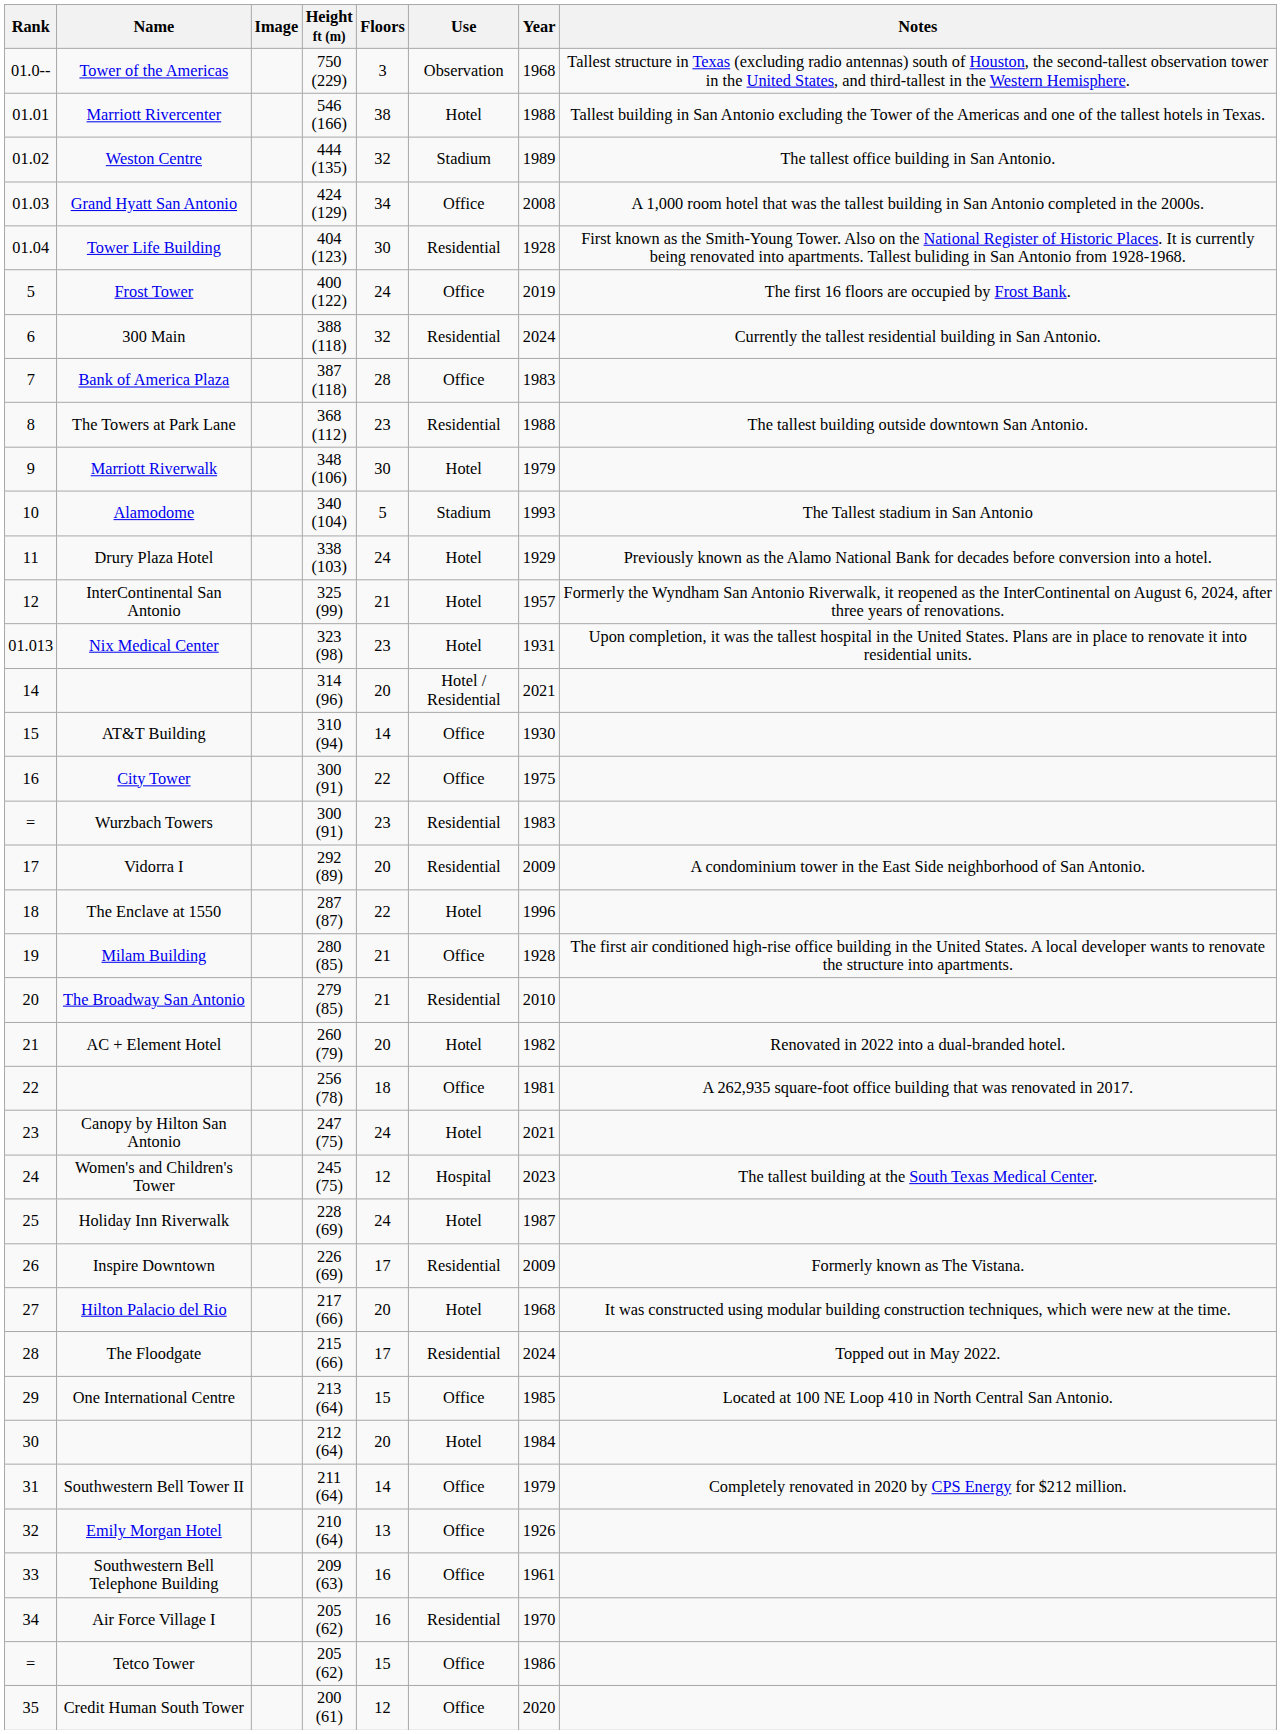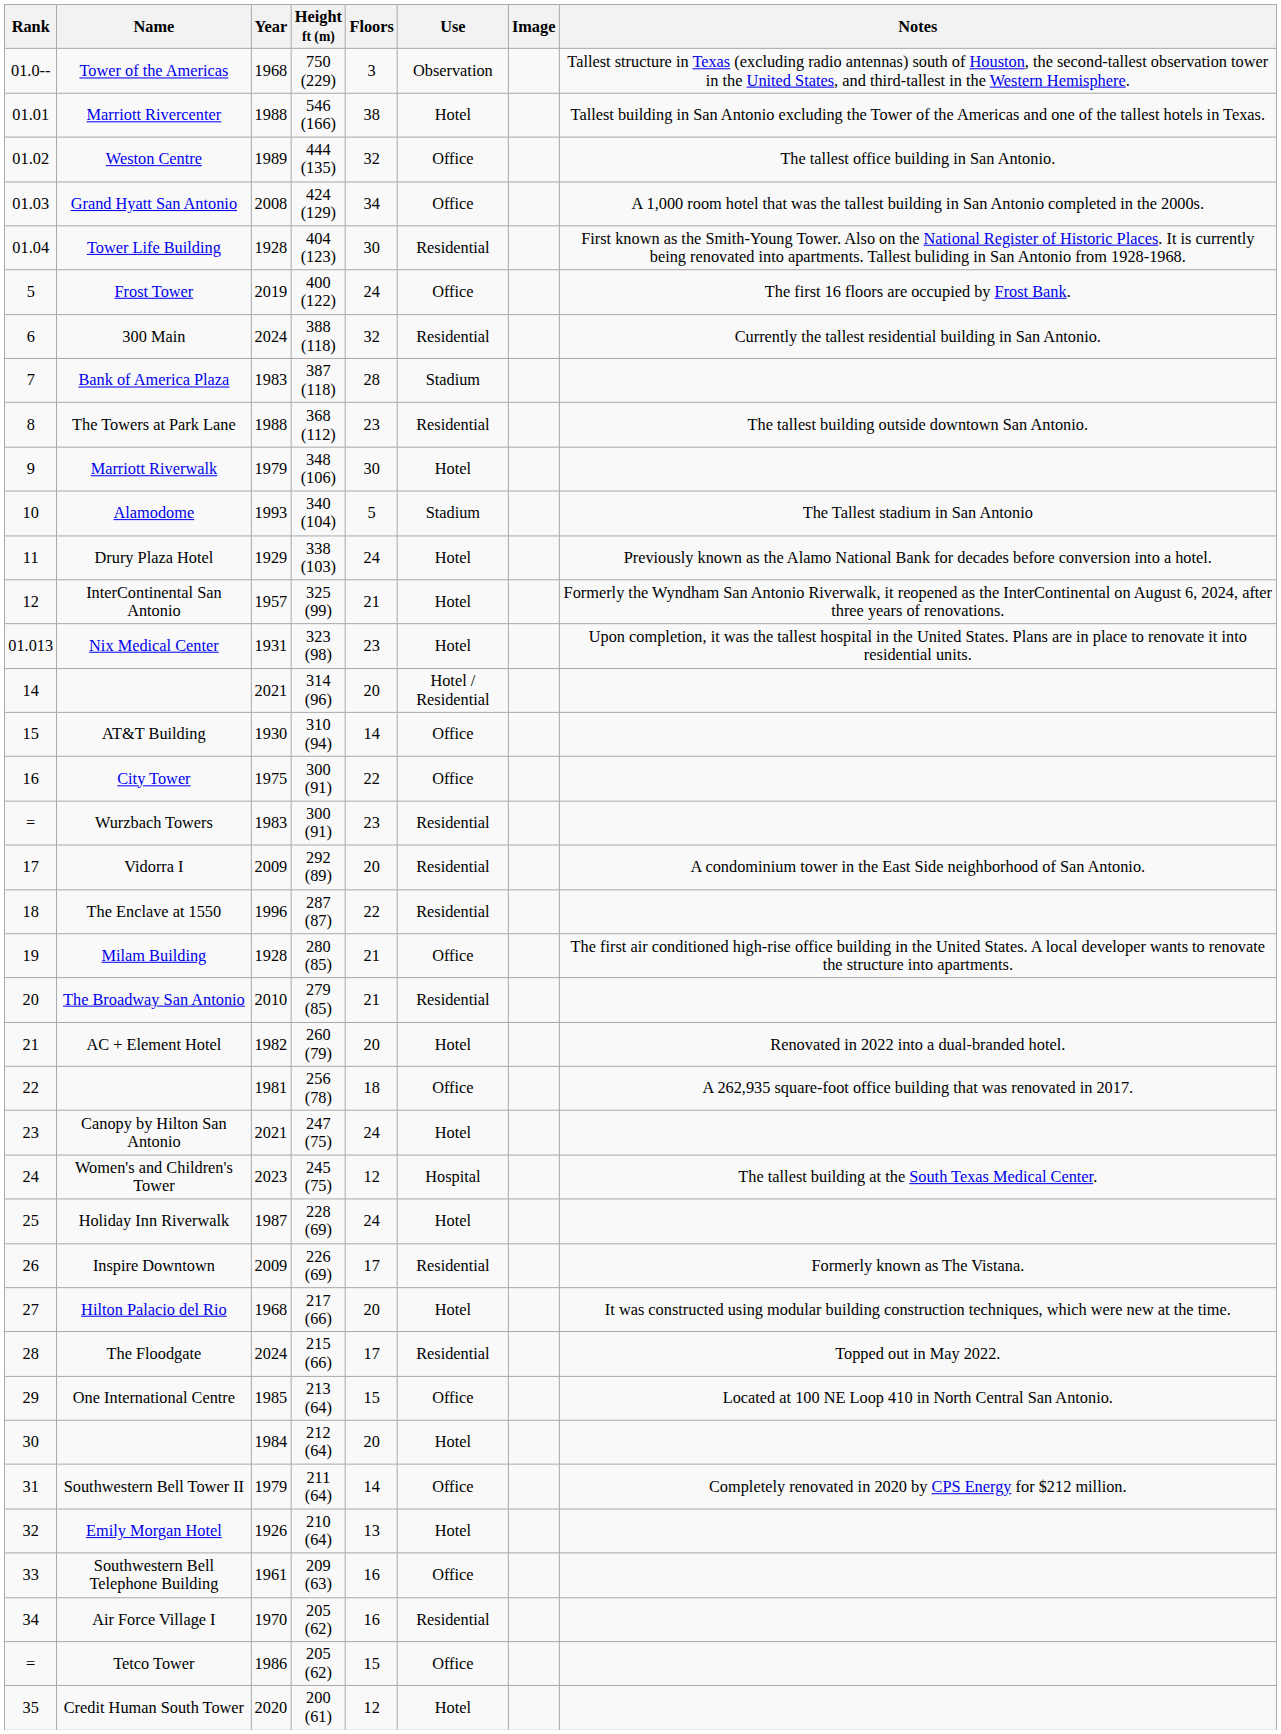columns swapped: (276, 26) <-> (539, 26)
(464, 159) Stadium -> (453, 159) Office
(464, 380) Office -> (453, 380) Stadium
(464, 911) Hotel -> (453, 911) Residential
(464, 1530) Office -> (453, 1530) Hotel
(464, 1707) Office -> (453, 1707) Hotel
